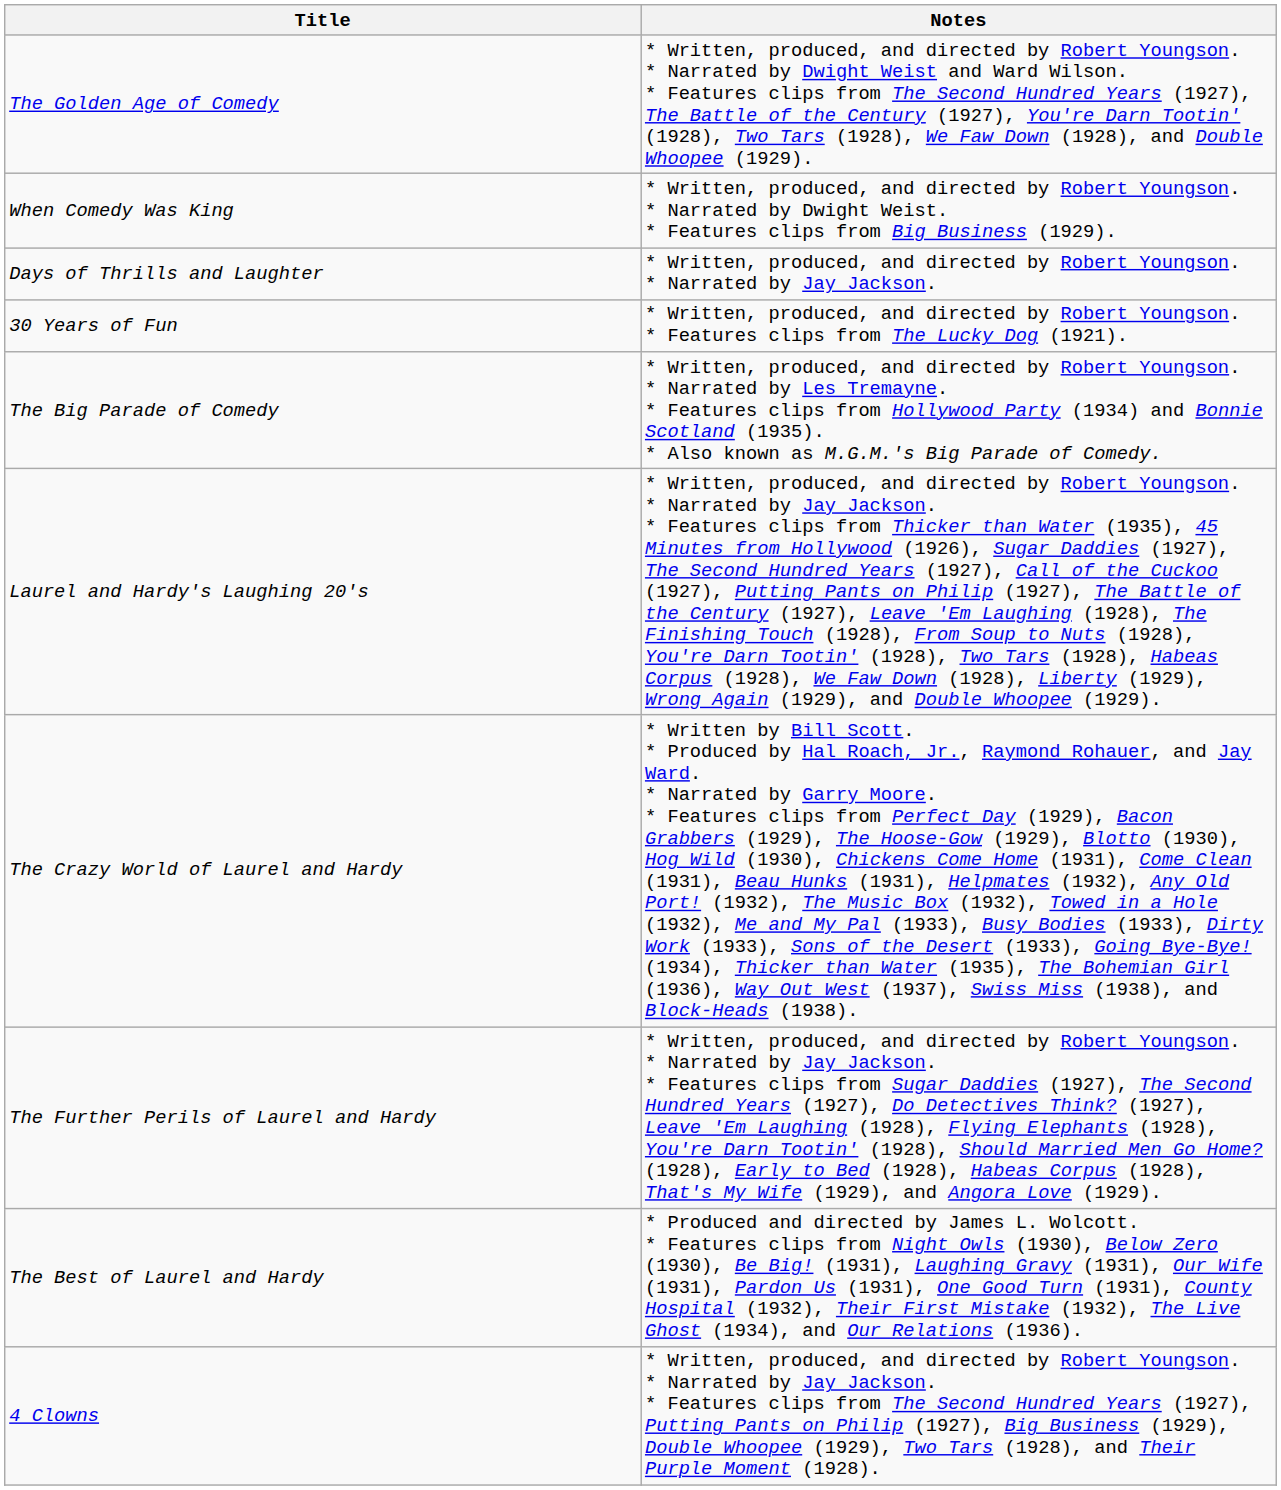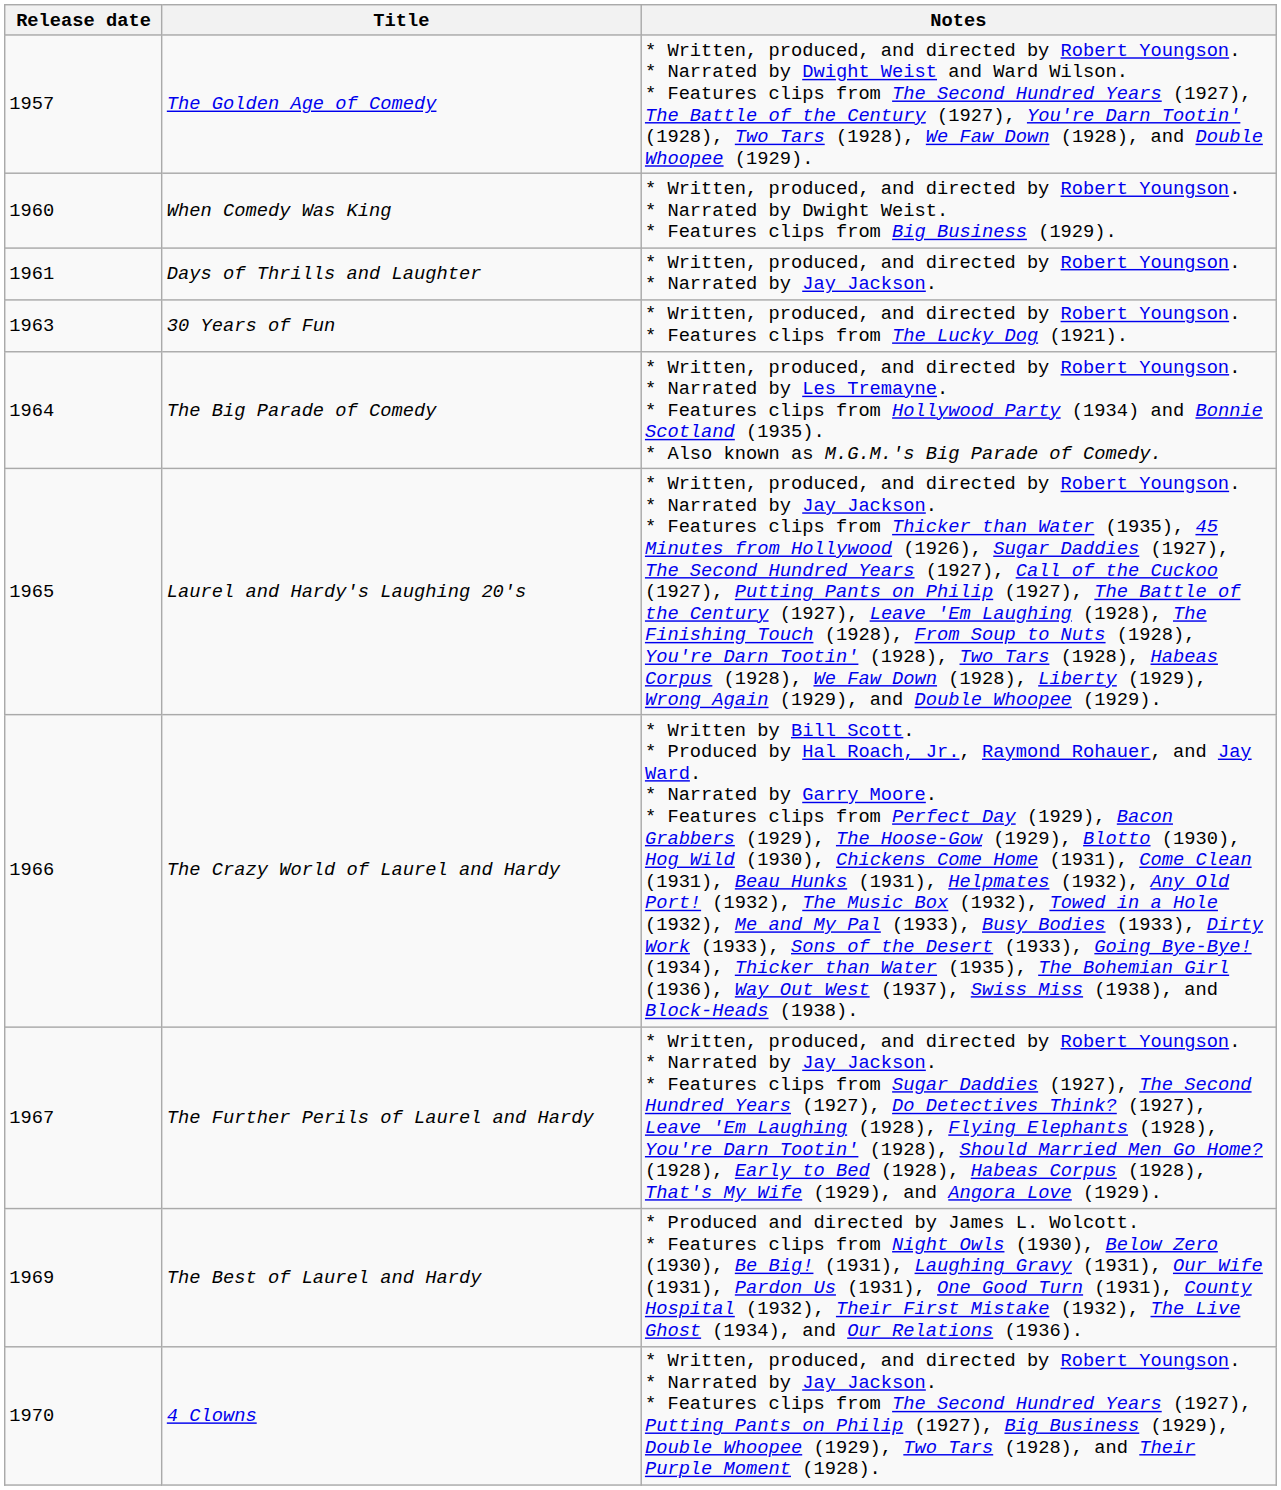+ column: (84, 20)
